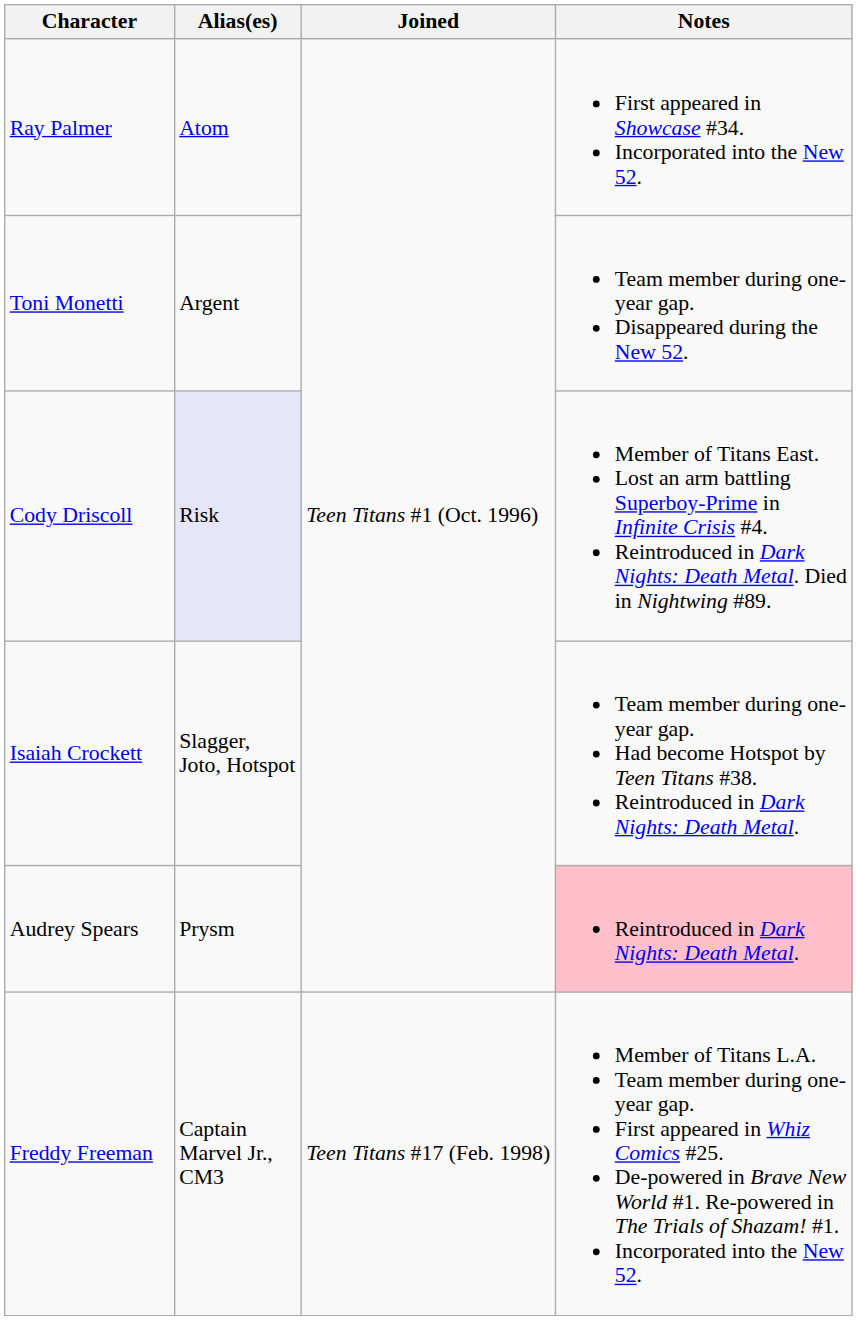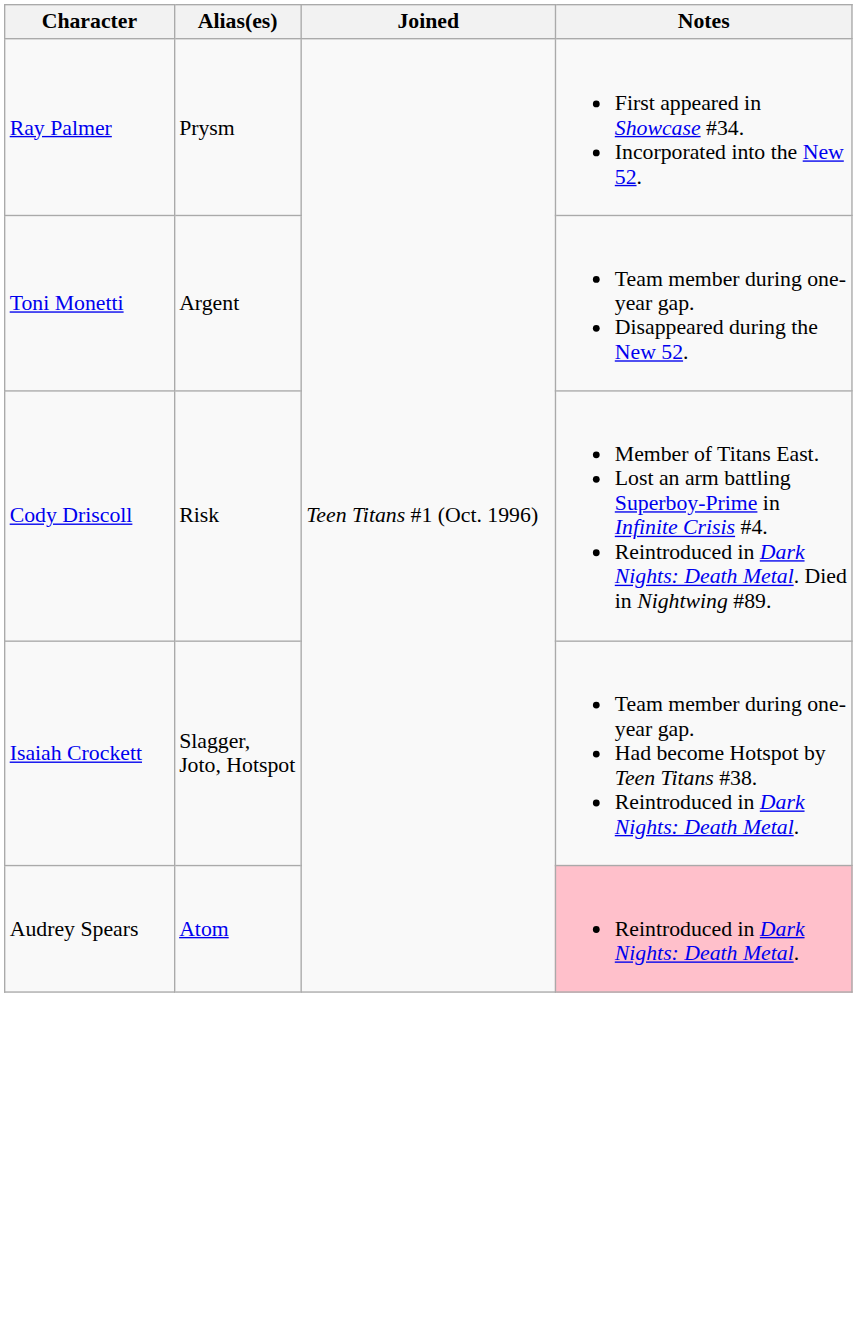(204, 126) Atom -> (207, 126) Prysm
(199, 515) lavender background -> (199, 515) no background
(207, 928) Prysm -> (204, 928) Atom
- row: (81, 1153)
